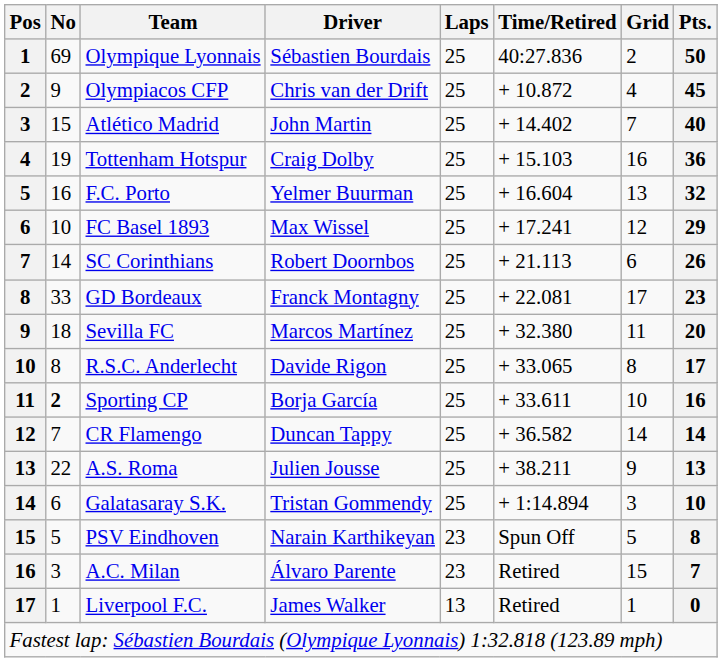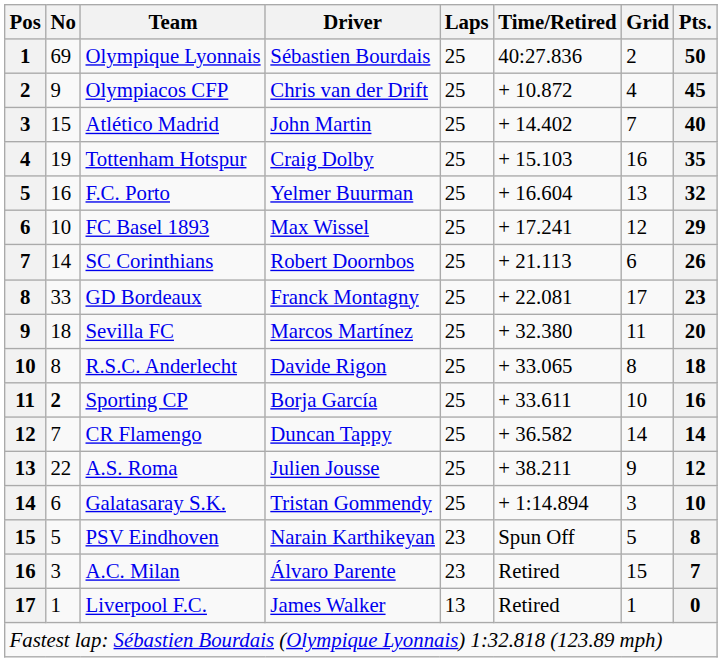(695, 159) 36 -> (695, 159) 35
(695, 365) 17 -> (695, 365) 18
(695, 468) 13 -> (695, 468) 12
